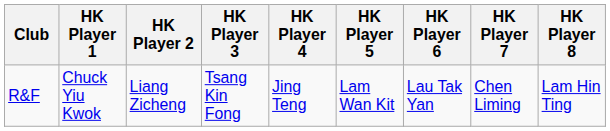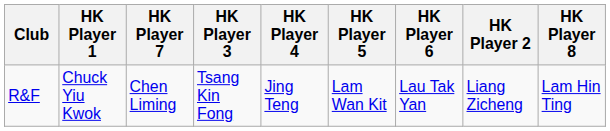columns swapped: (164, 34) <-> (504, 34)
